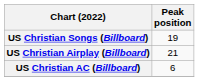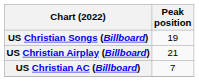(173, 68) 6 -> (173, 68) 7
